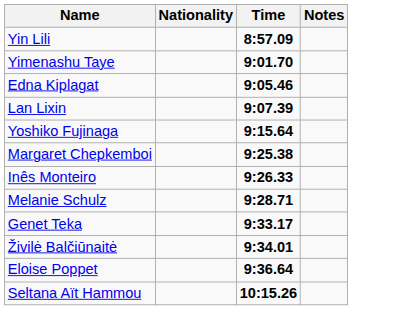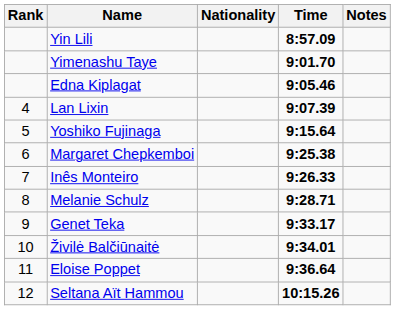+ column: (26, 16)
